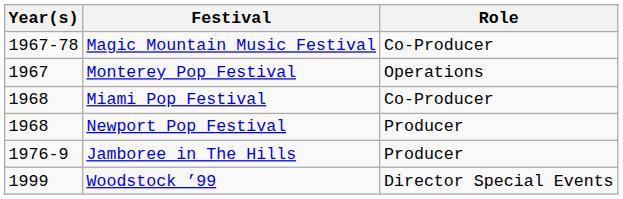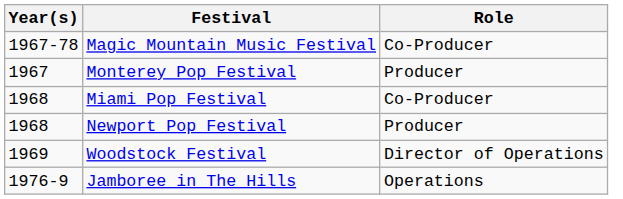(434, 72) Operations -> (424, 72) Producer
+ row: (176, 154)
(424, 154) Producer -> (434, 181) Operations
- row: (151, 181)
